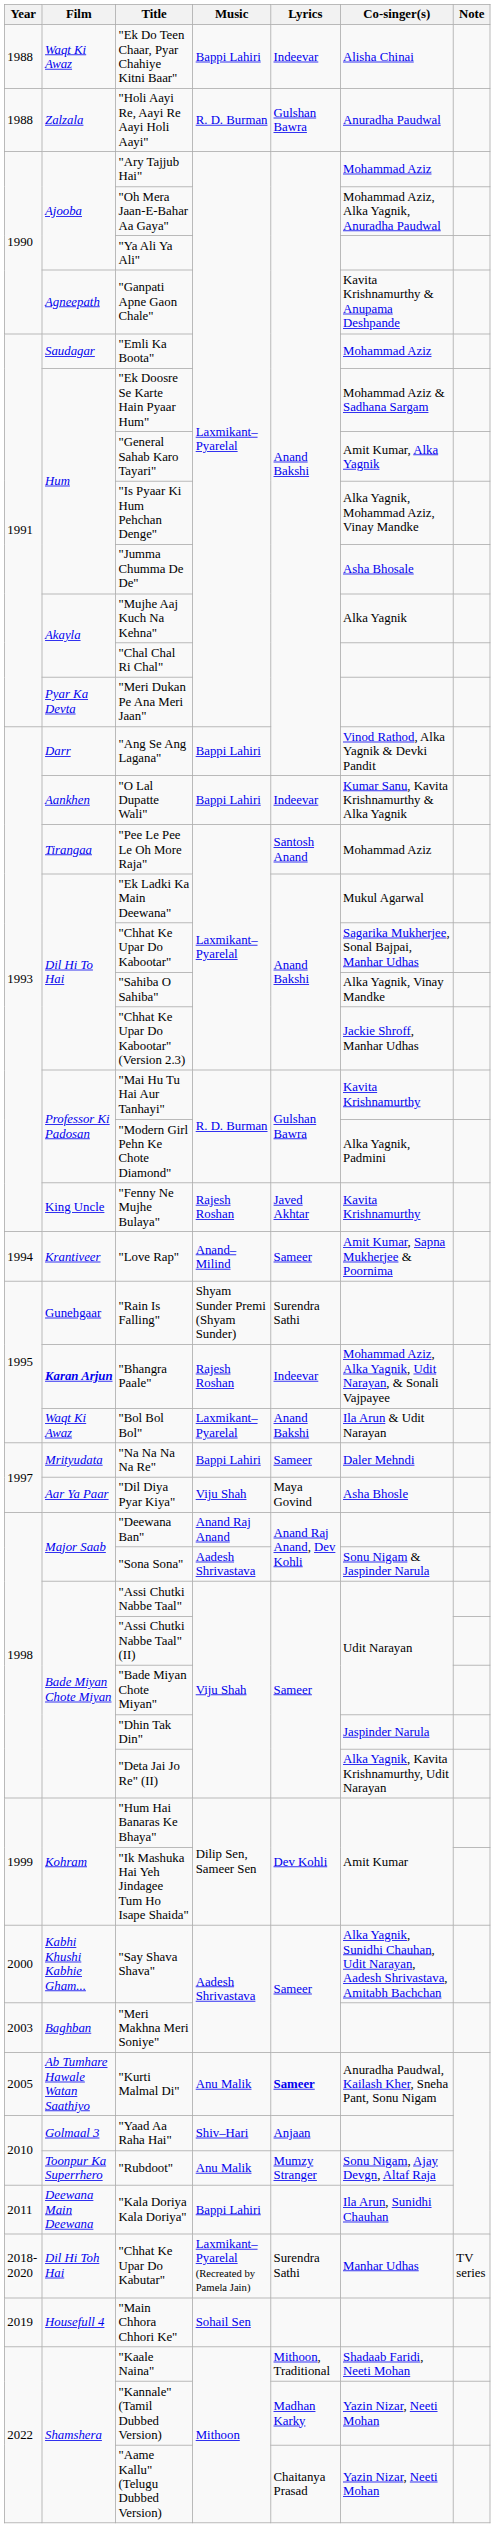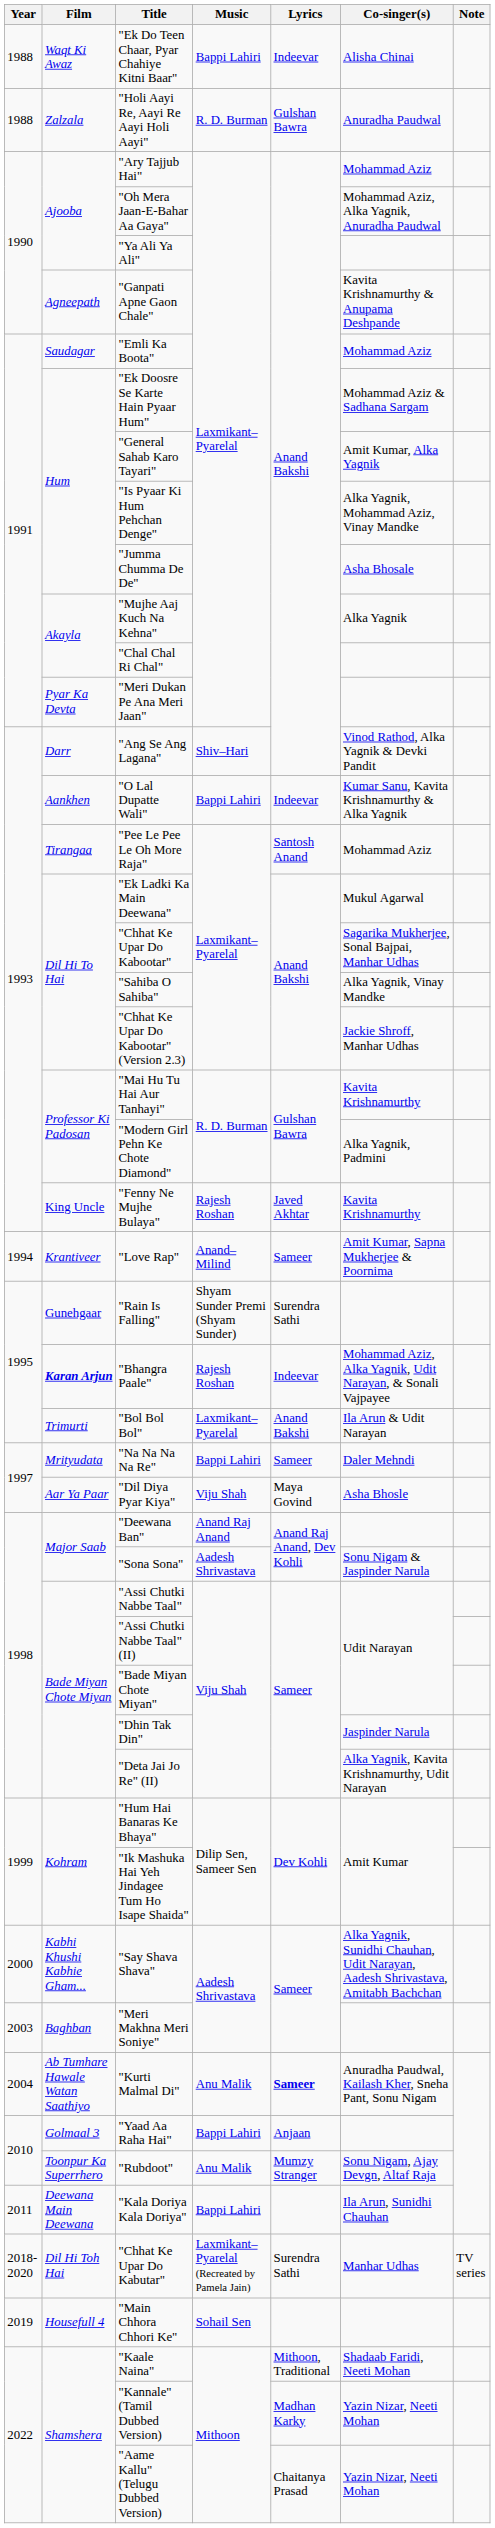(228, 751) Bappi Lahiri -> (222, 751) Shiv–Hari
(66, 1425) Waqt Ki Awaz -> (66, 1425) Trimurti
(20, 2084) 2005 -> (20, 2084) 2004
(222, 2133) Shiv–Hari -> (228, 2133) Bappi Lahiri
